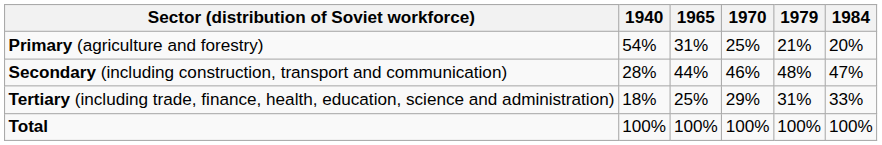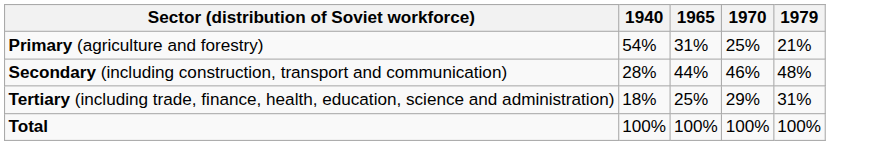- column: (851, 18)
